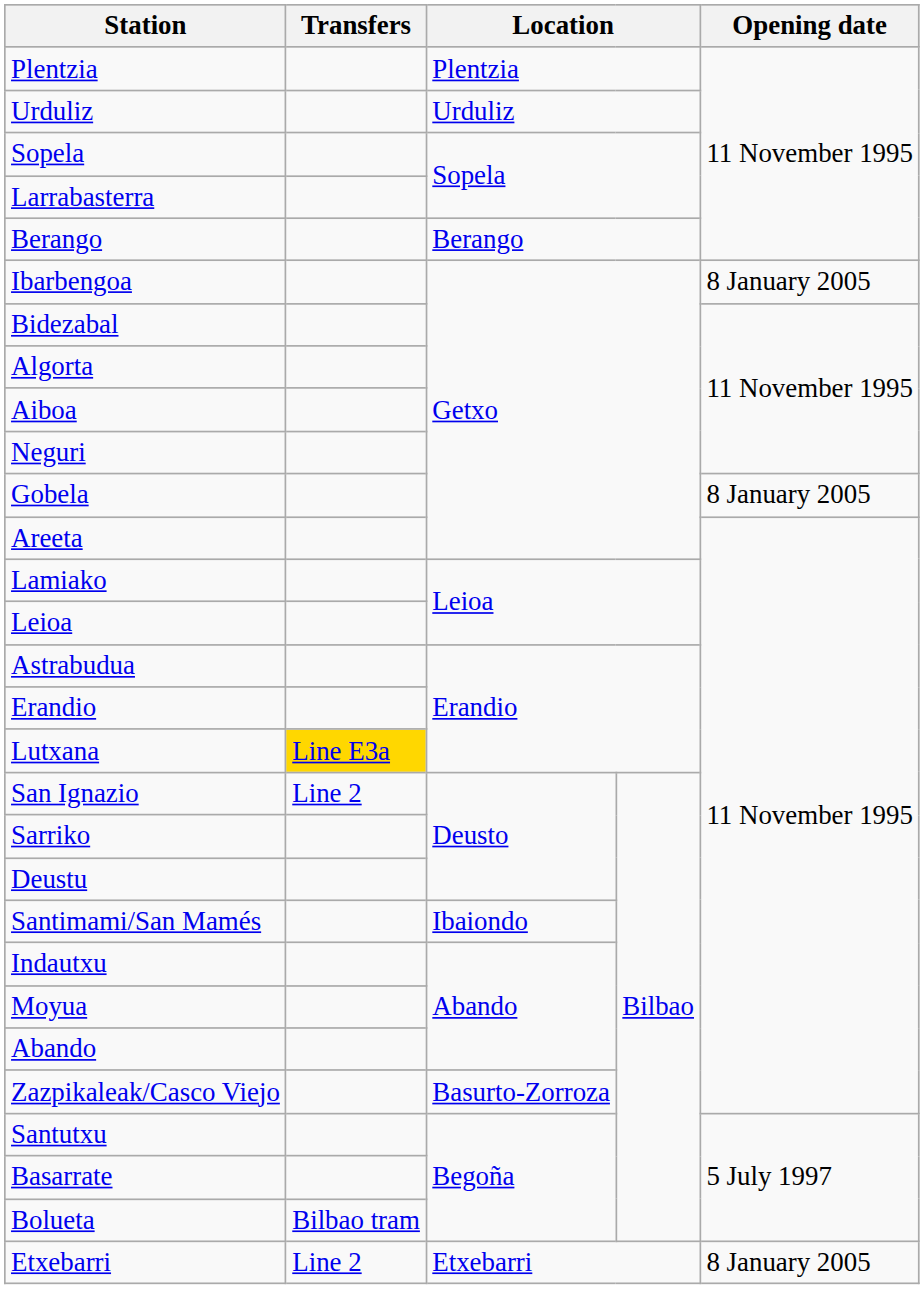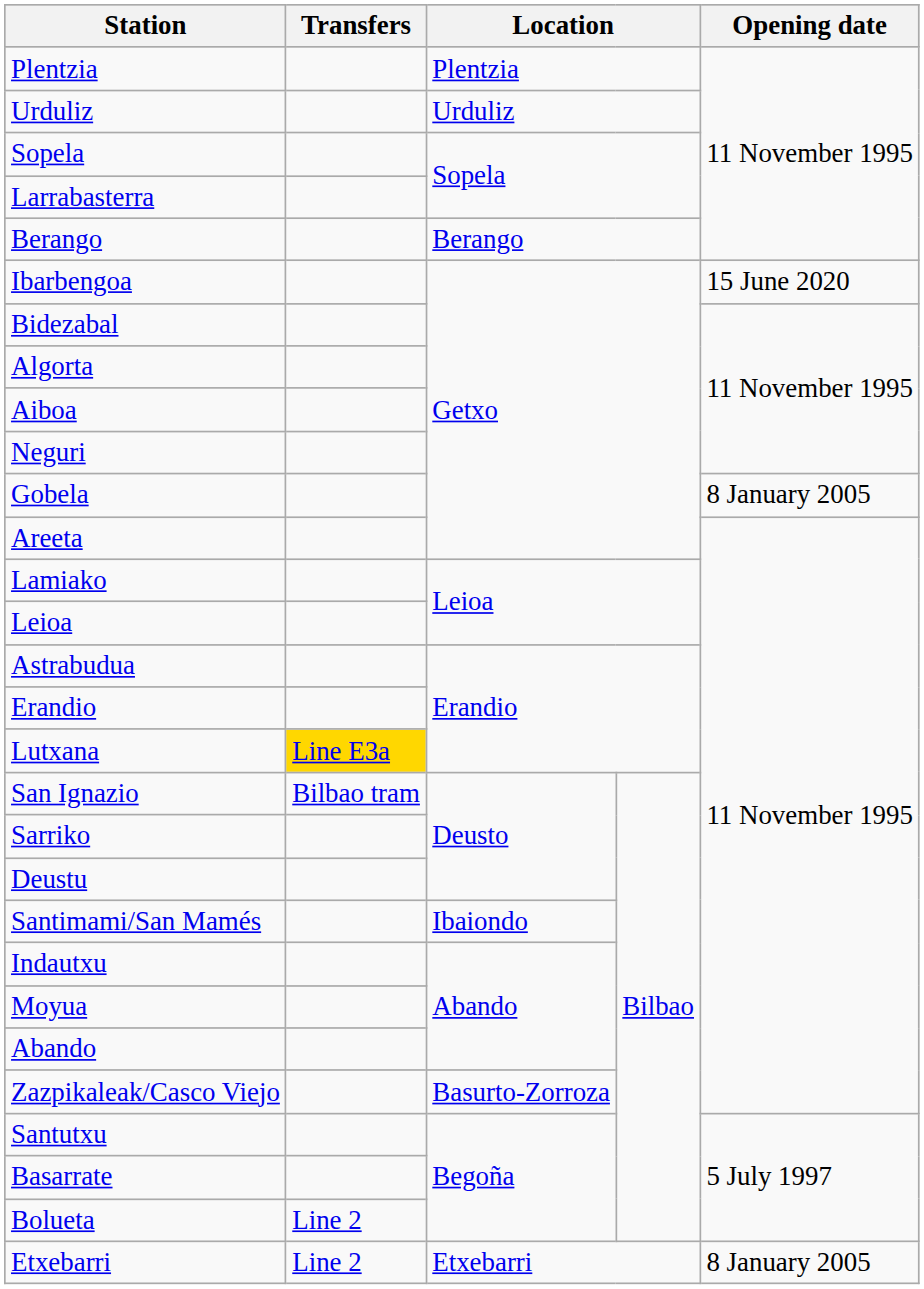(789, 281) 8 January 2005 -> (778, 281) 15 June 2020
(327, 793) Line 2 -> (356, 793) Bilbao tram
(356, 1219) Bilbao tram -> (327, 1219) Line 2
